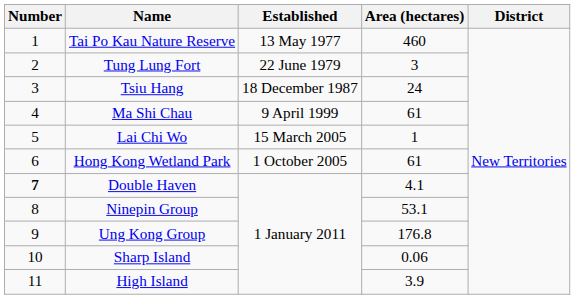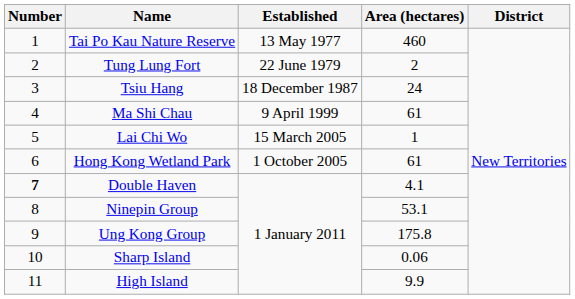(415, 64) 3 -> (415, 64) 2
(415, 233) 176.8 -> (415, 233) 175.8
(415, 281) 3.9 -> (415, 281) 9.9
